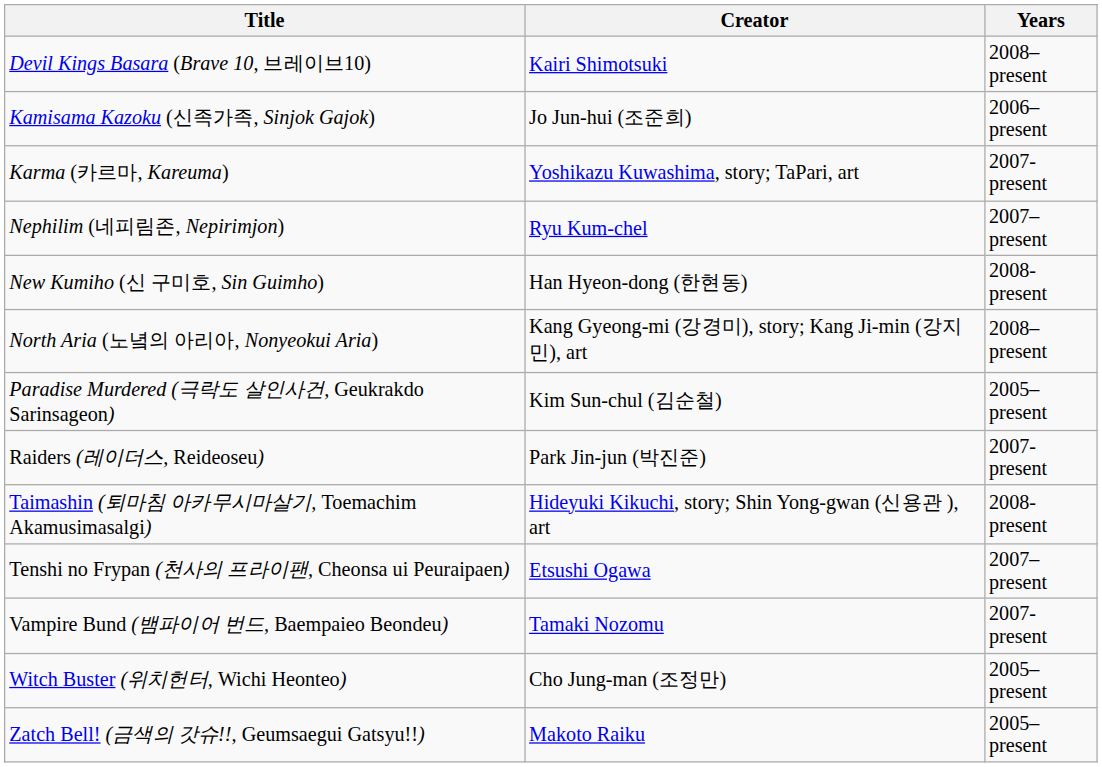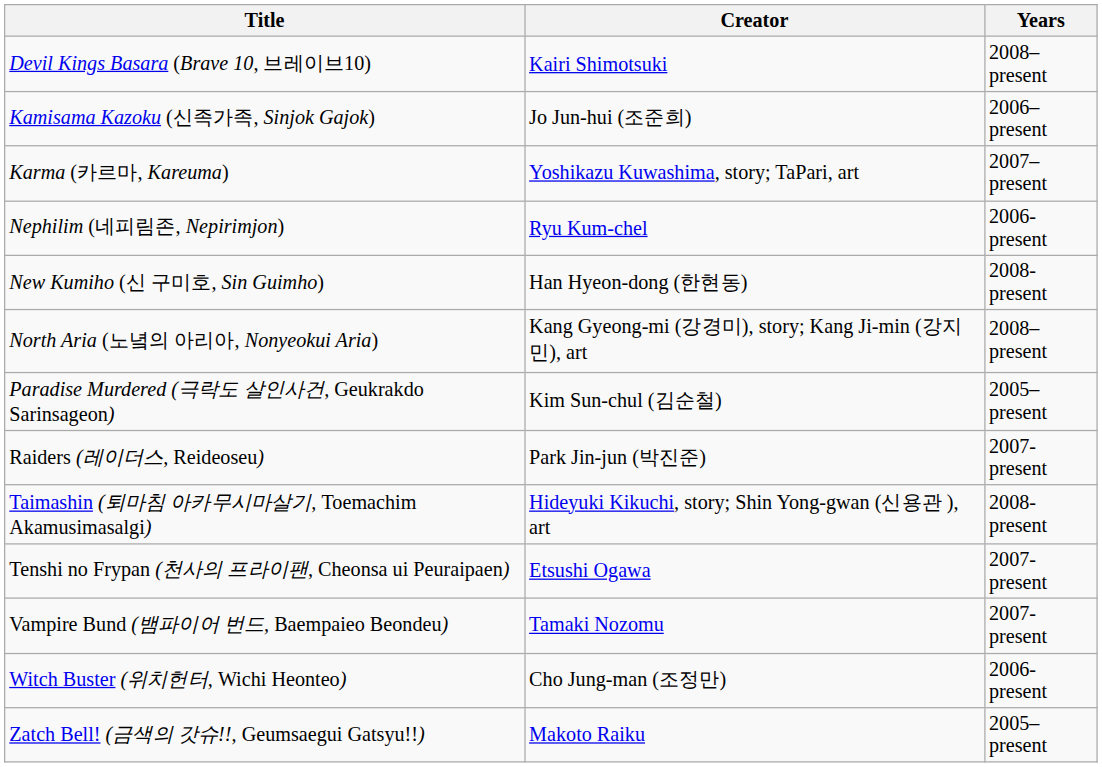(1018, 173) 2007-present -> (1018, 173) 2007–present
(1018, 227) 2007–present -> (1018, 227) 2006-present
(1018, 570) 2007–present -> (1018, 570) 2007-present
(1018, 680) 2005–present -> (1018, 680) 2006-present
